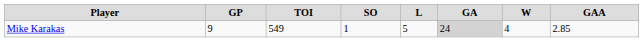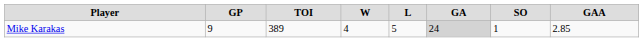columns swapped: (526, 12) <-> (371, 12)
(276, 28) 549 -> (276, 28) 389
